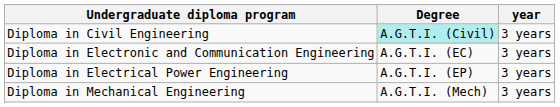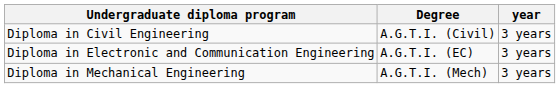(438, 34) paleturquoise background -> (438, 34) no background
- row: (148, 73)
